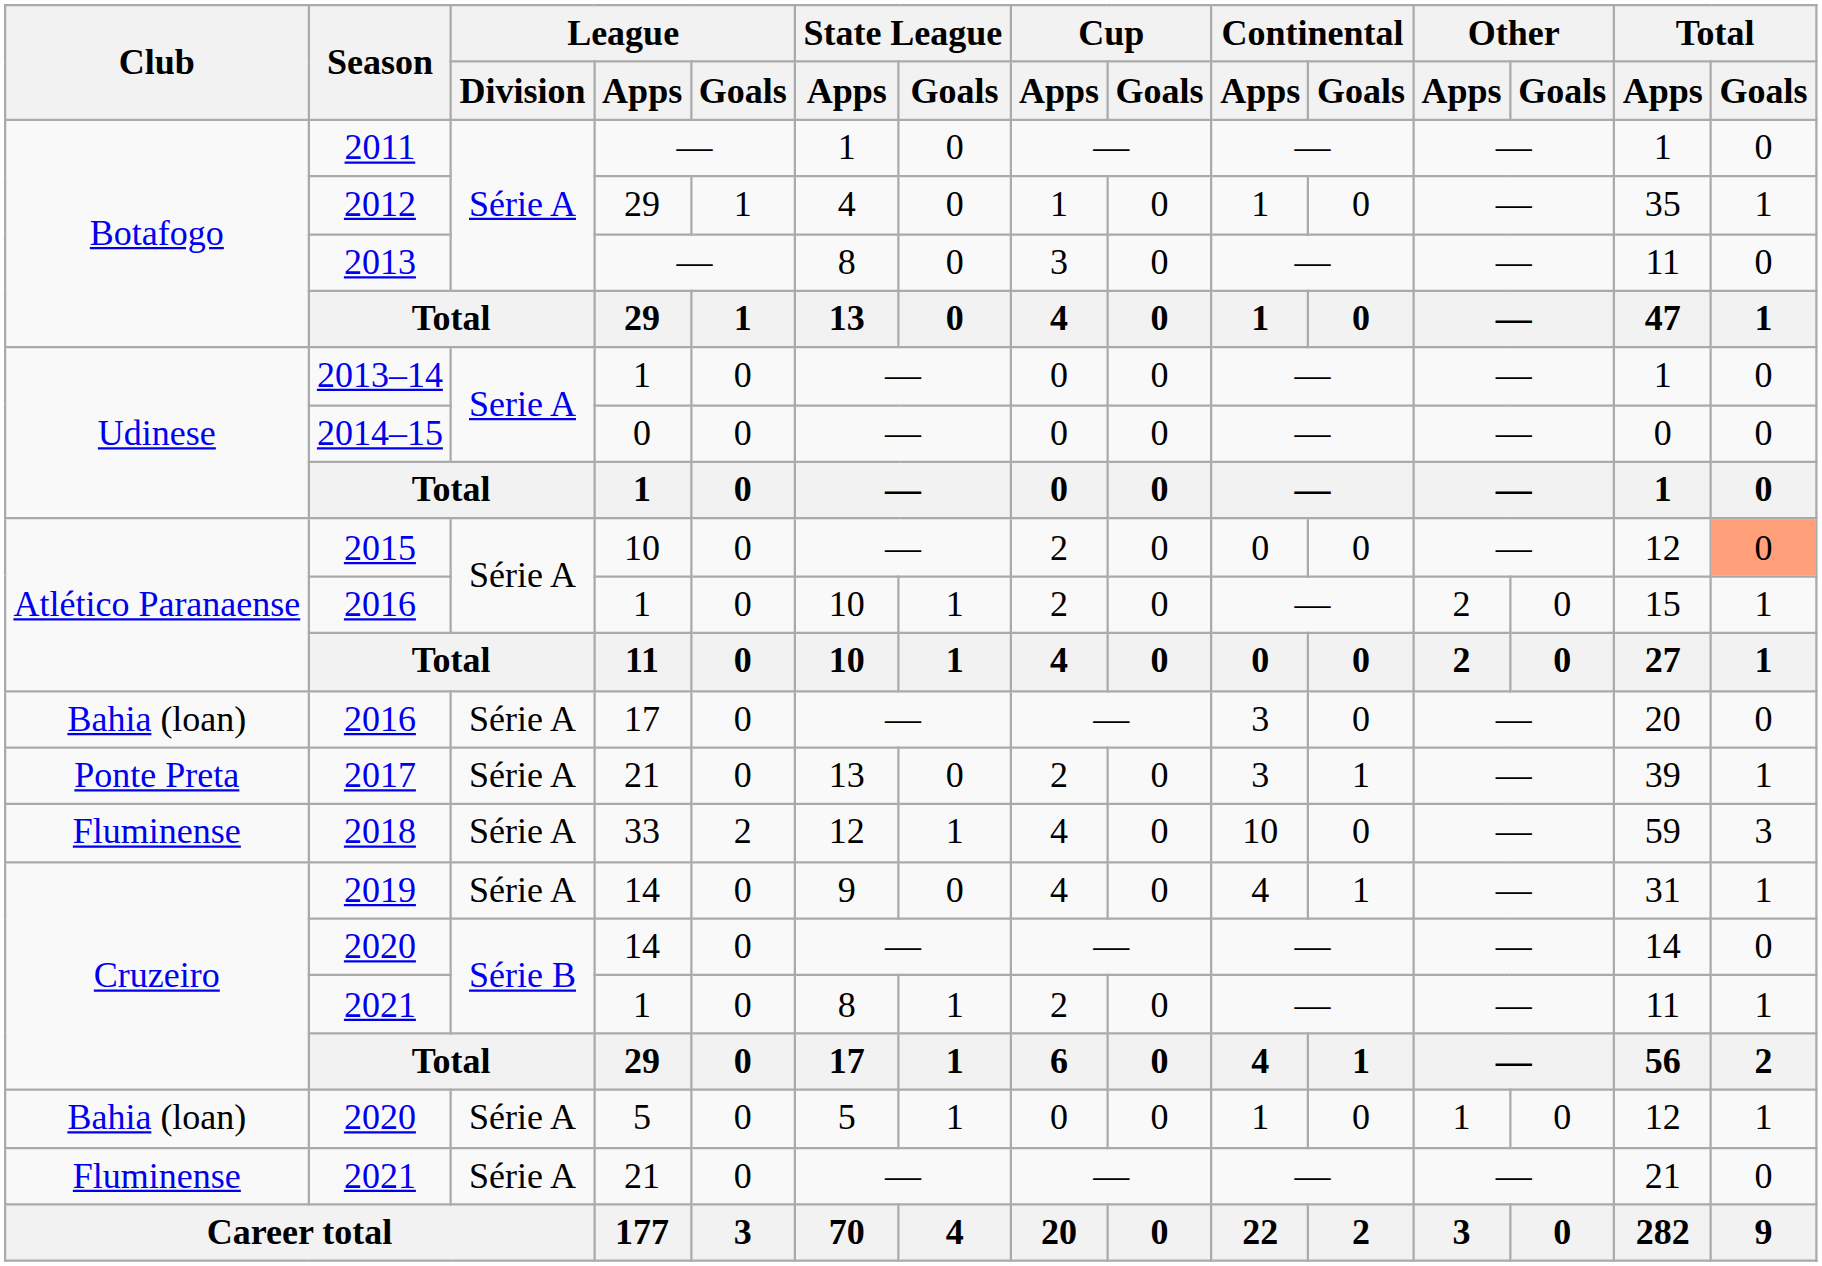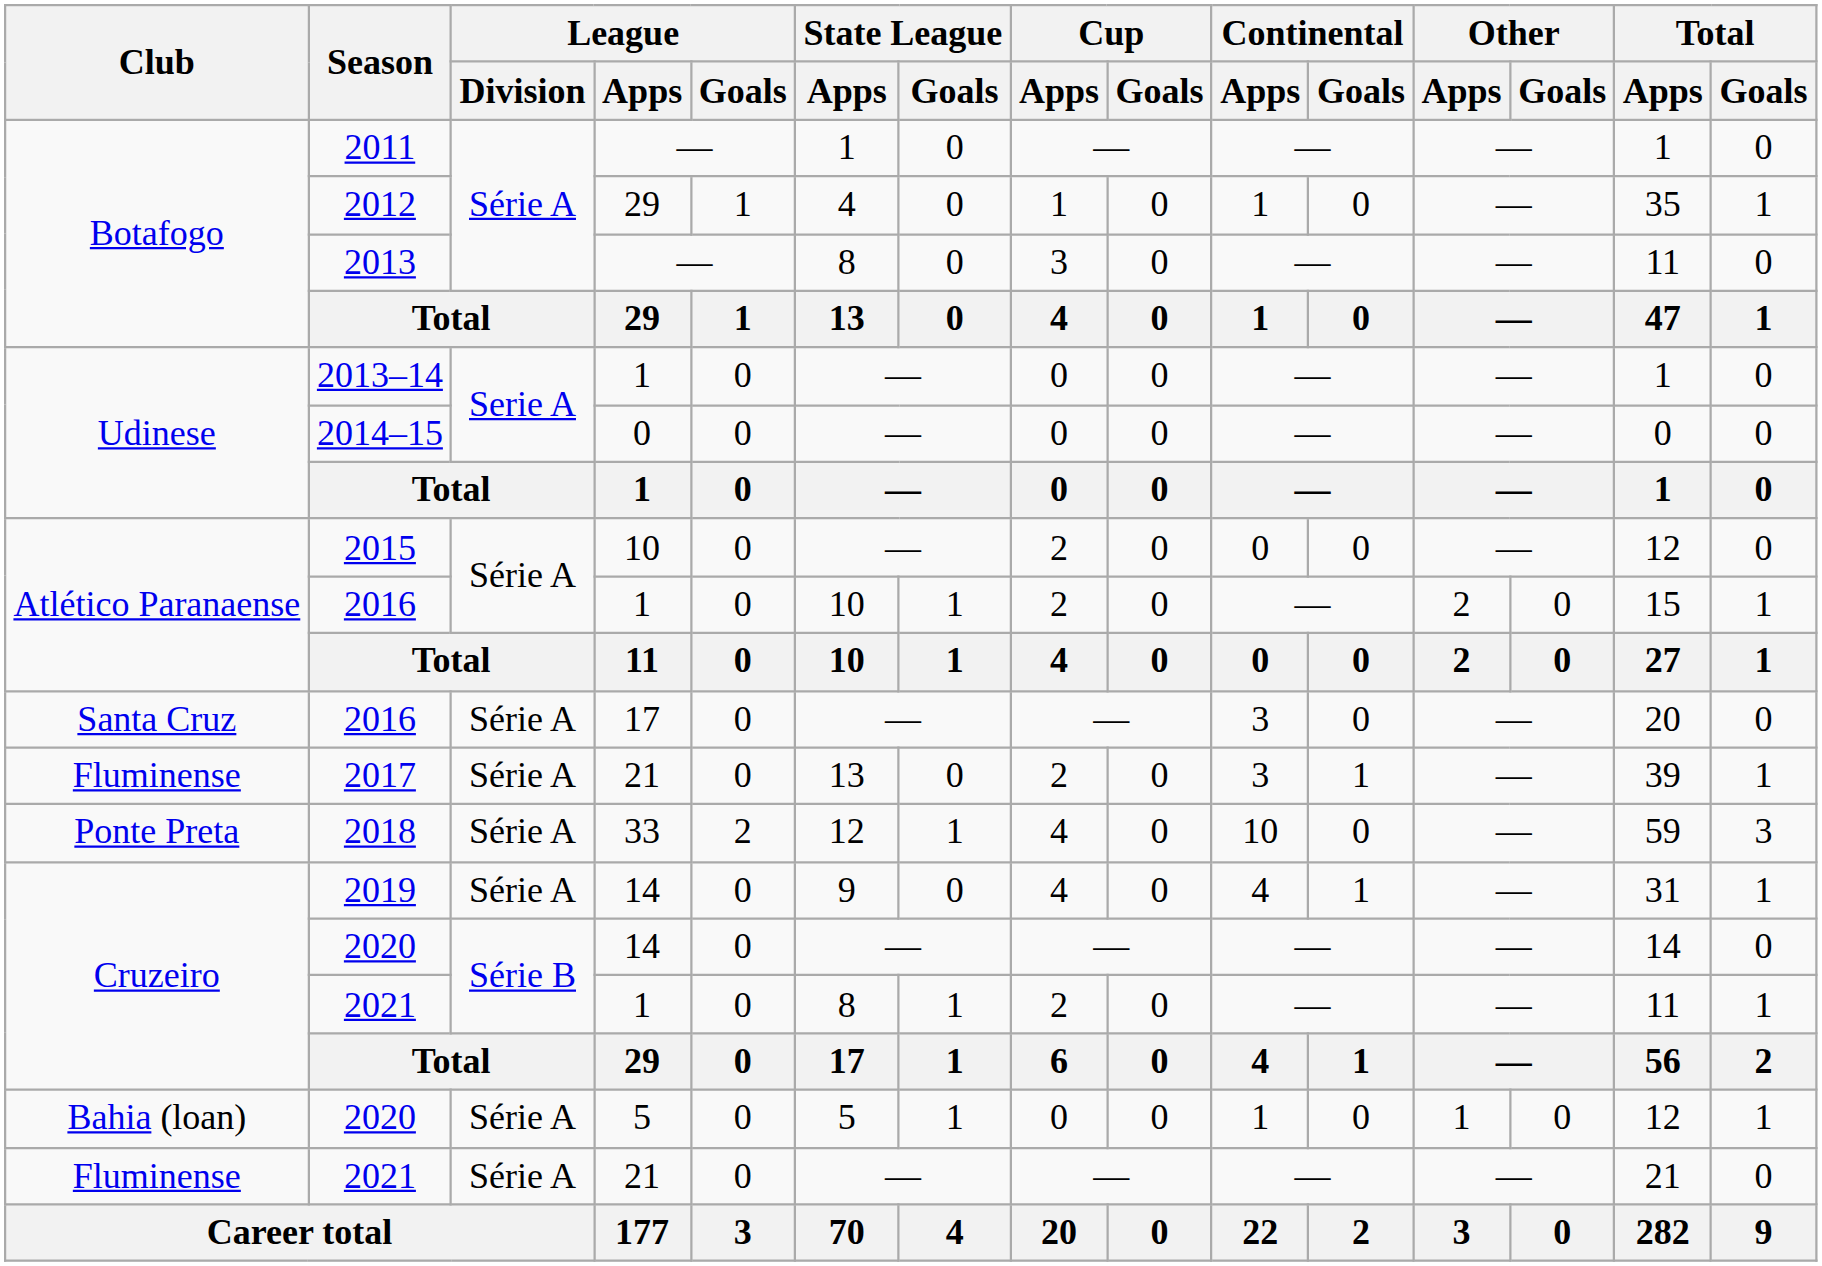(1763, 546) lightsalmon background -> (1763, 546) no background
(157, 718) Bahia (loan) -> (157, 718) Santa Cruz
(157, 775) Ponte Preta -> (157, 775) Fluminense
(157, 832) Fluminense -> (157, 832) Ponte Preta
